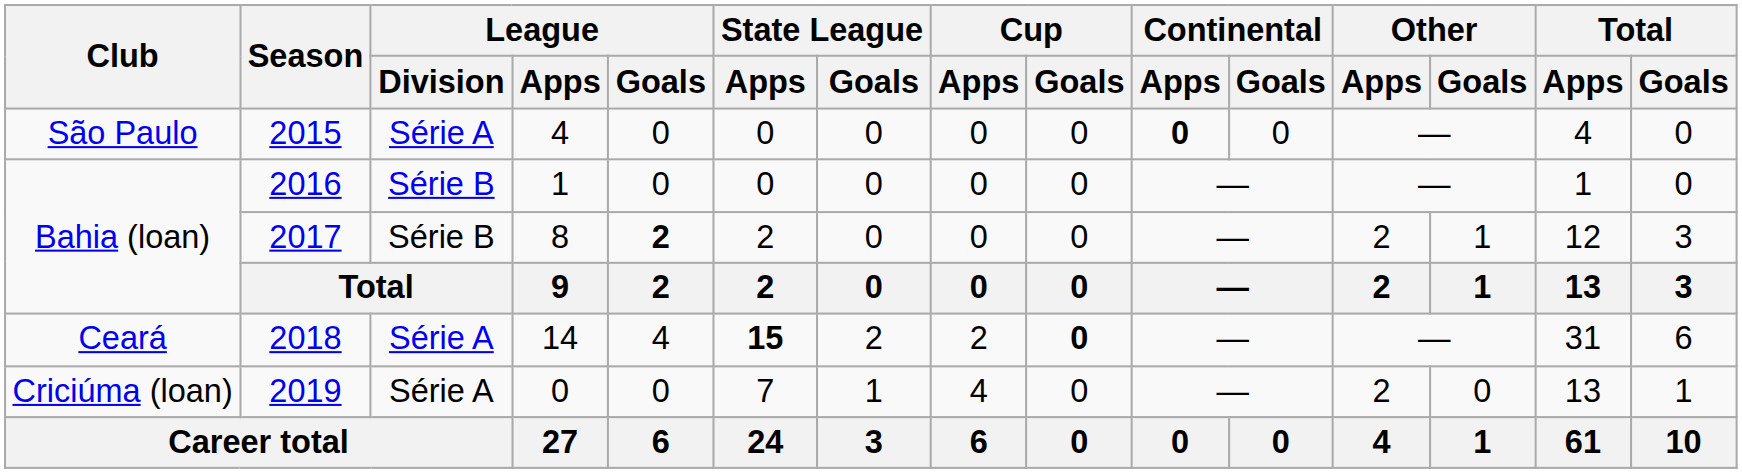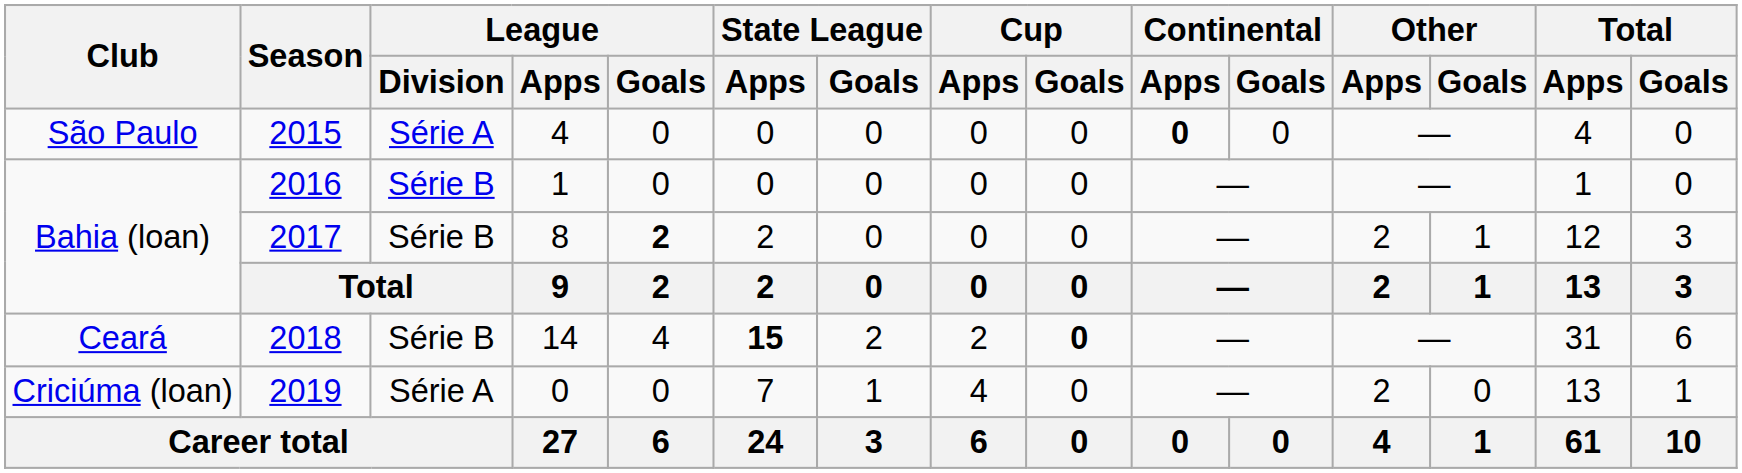(441, 339) Série A -> (441, 339) Série B
